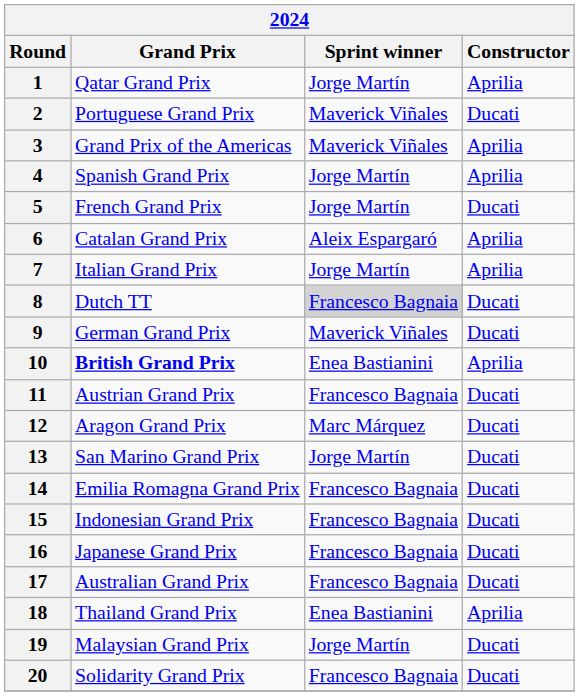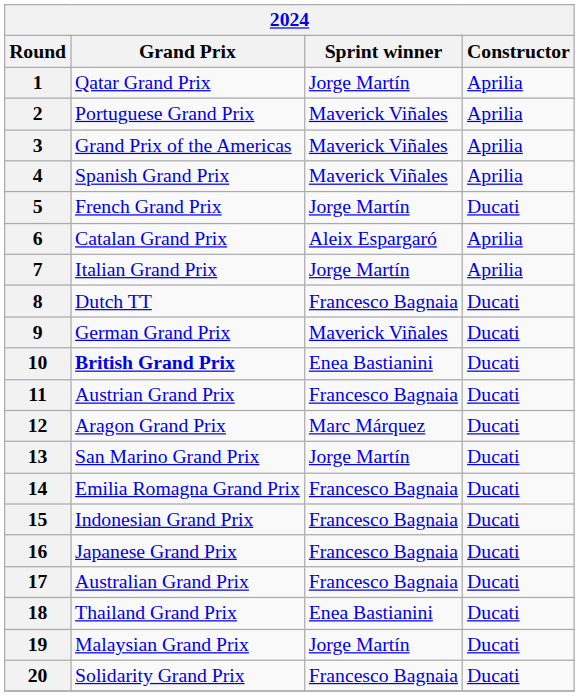(493, 113) Ducati -> (495, 113) Aprilia
(359, 176) Jorge Martín -> (378, 176) Maverick Viñales
(383, 301) lightgrey background -> (383, 301) no background
(495, 363) Aprilia -> (493, 363) Ducati
(495, 613) Aprilia -> (493, 613) Ducati
